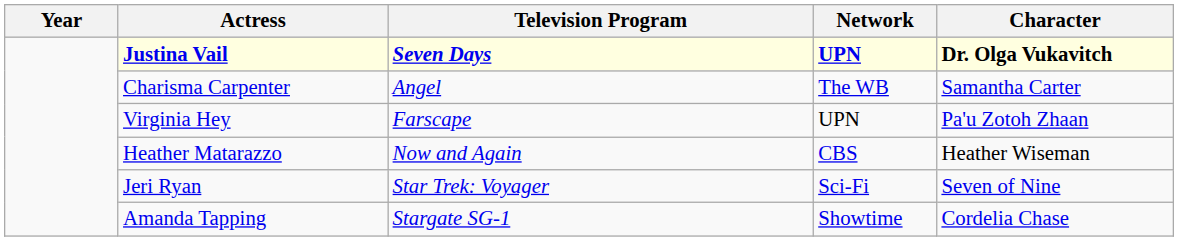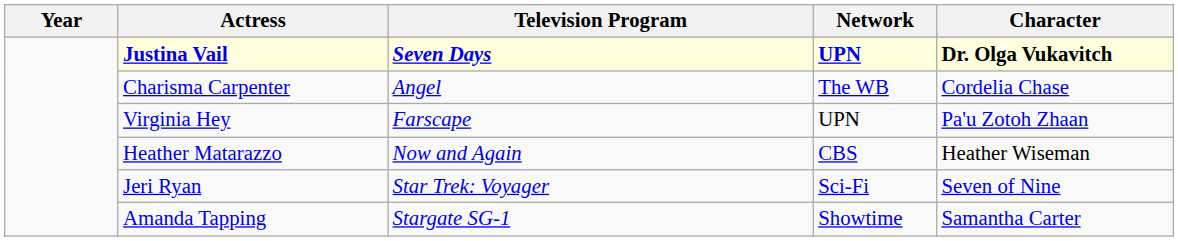(1011, 86) Samantha Carter -> (1005, 86) Cordelia Chase
(1005, 218) Cordelia Chase -> (1011, 218) Samantha Carter
